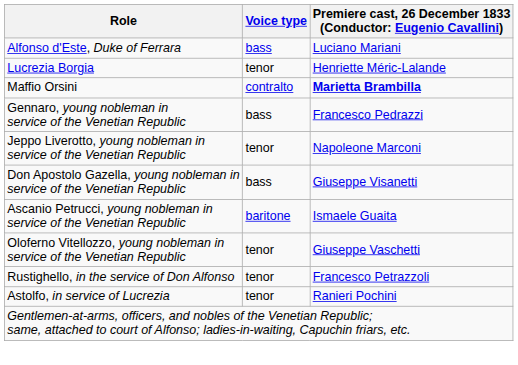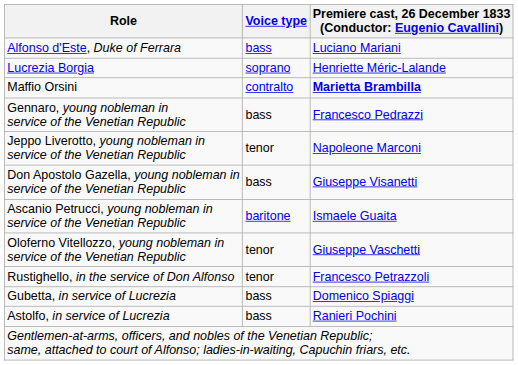(260, 68) tenor -> (268, 68) soprano
+ row: (92, 296)
(260, 296) tenor -> (259, 316) bass
